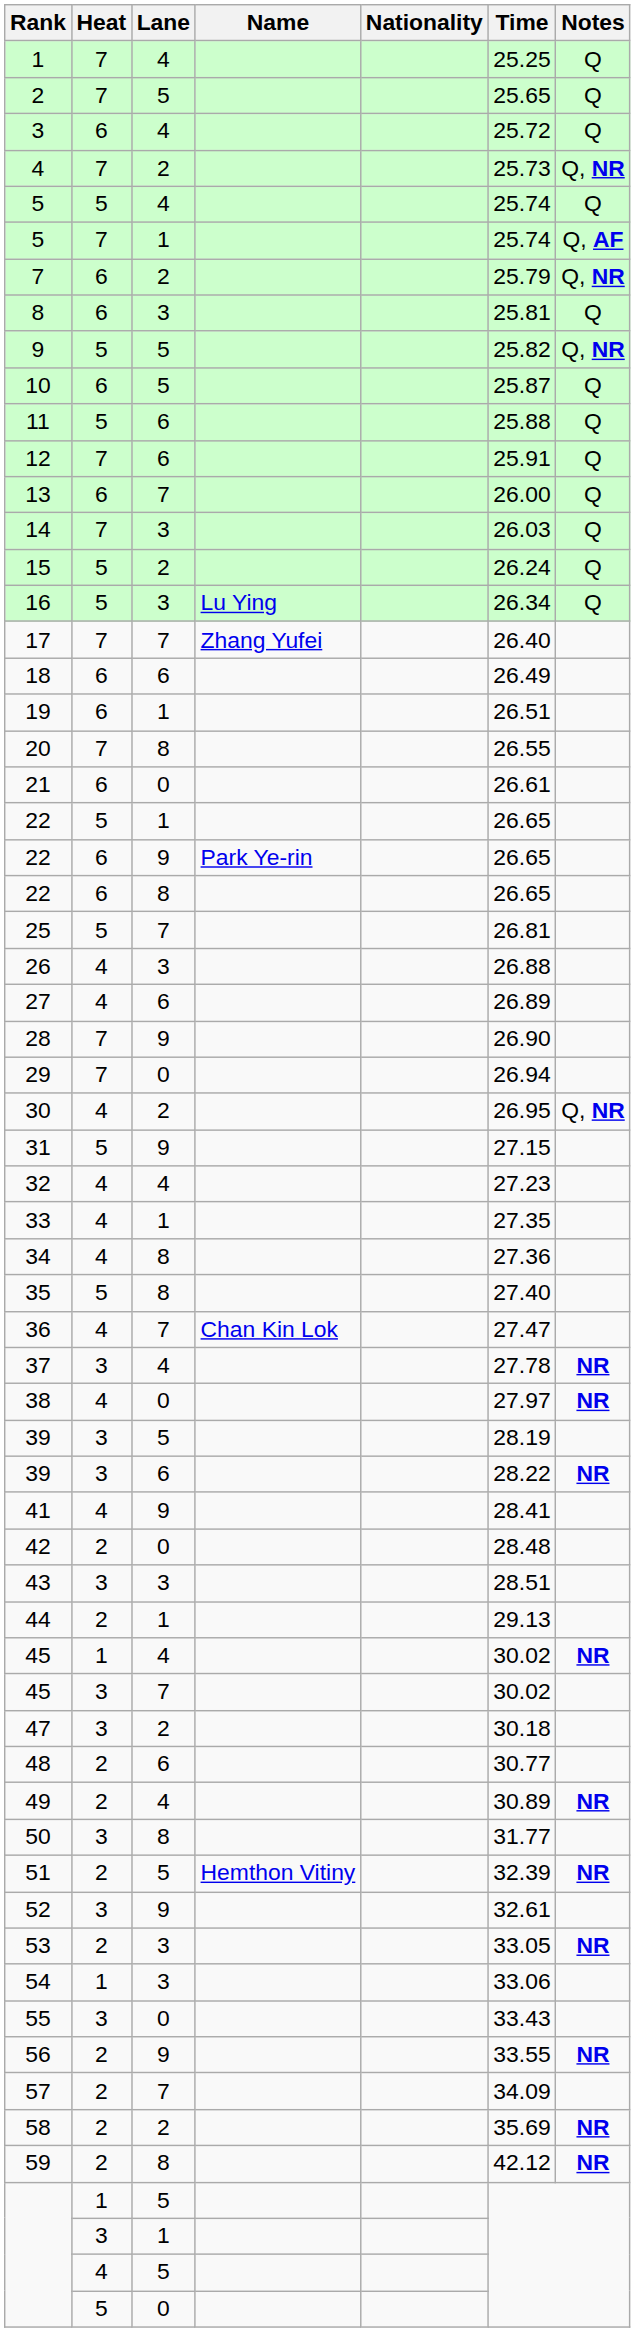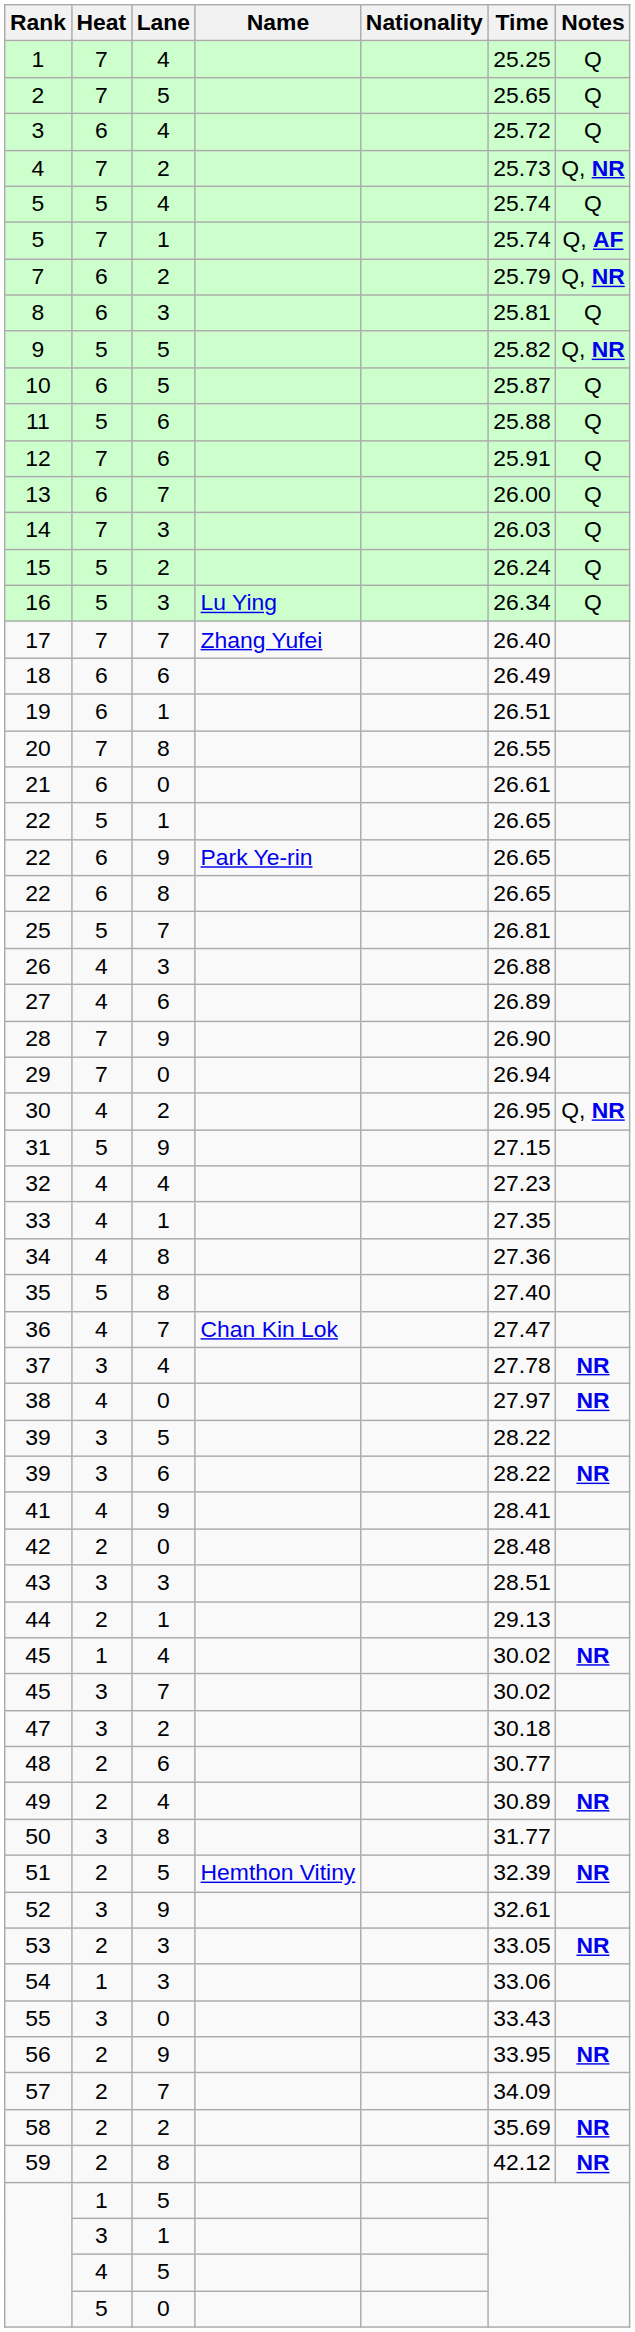(522, 1437) 28.19 -> (522, 1437) 28.22
(522, 2054) 33.55 -> (522, 2054) 33.95
